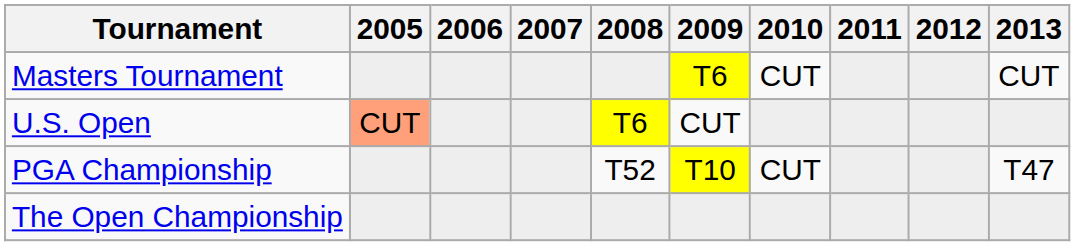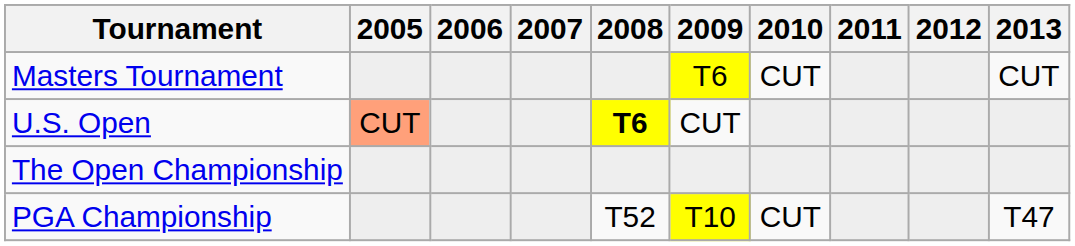(630, 123) normal -> (630, 123) bold
rows swapped: (177, 217) <-> (142, 170)
